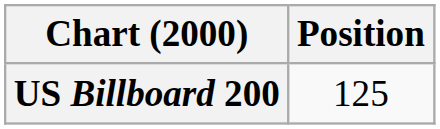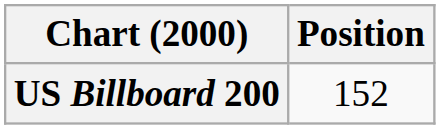(361, 92) 125 -> (361, 92) 152
